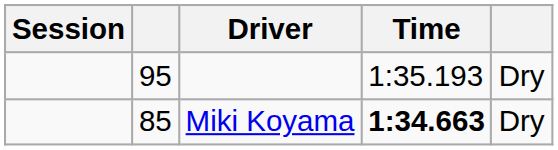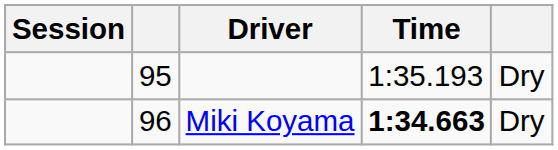(155, 122) 85 -> (155, 122) 96
